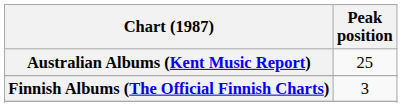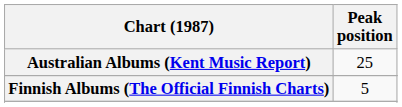(365, 88) 3 -> (365, 88) 5
